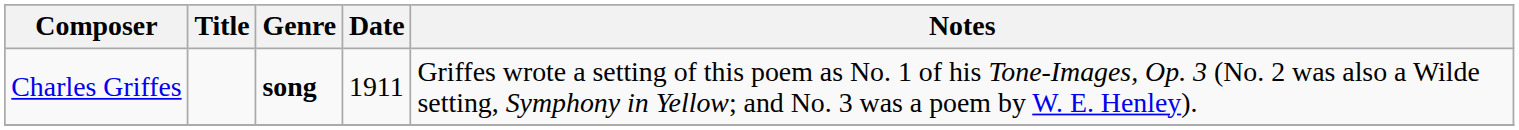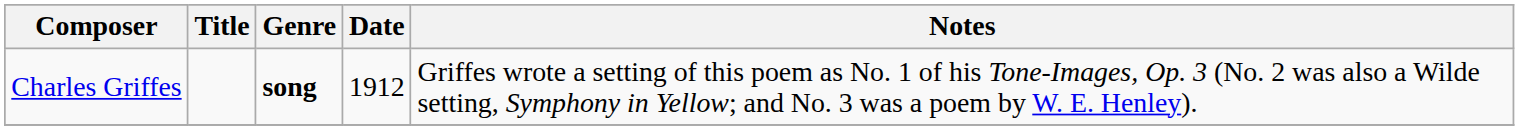(376, 86) 1911 -> (377, 86) 1912
